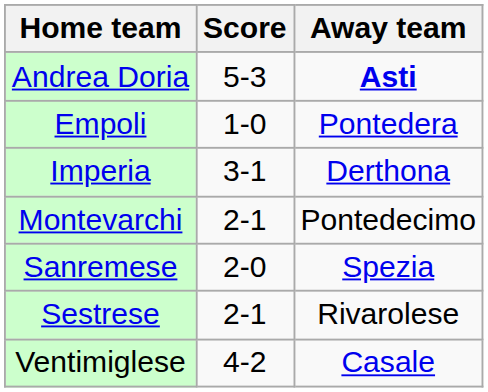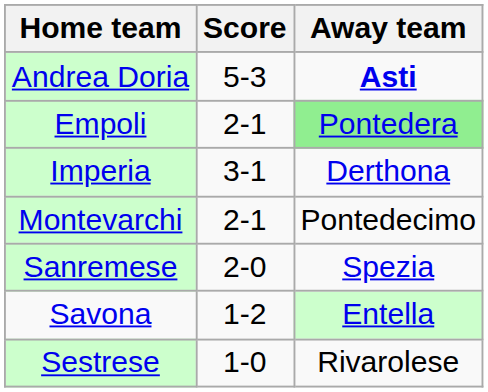(245, 123) 1-0 -> (245, 123) 2-1
(388, 123) no background -> (388, 123) lightgreen background
+ row: (100, 314)
(245, 314) 2-1 -> (245, 362) 1-0
- row: (100, 362)
